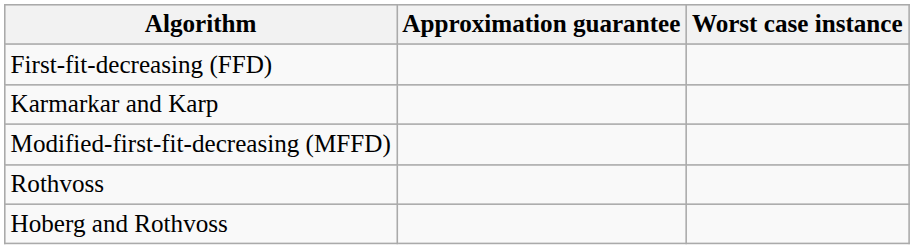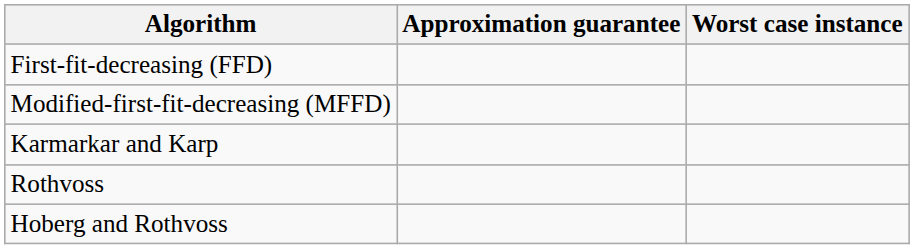rows swapped: (201, 143) <-> (114, 104)
